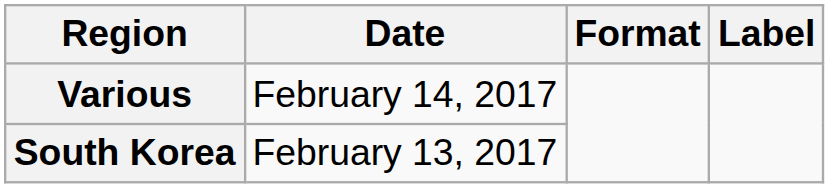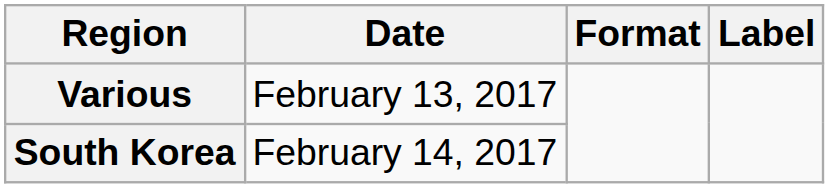(405, 93) February 14, 2017 -> (405, 93) February 13, 2017
(405, 152) February 13, 2017 -> (405, 152) February 14, 2017
